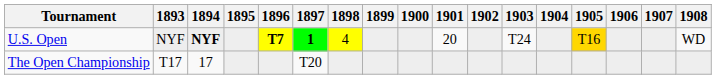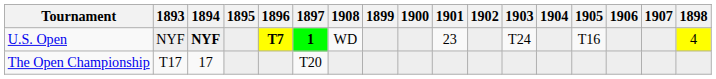columns swapped: (345, 16) <-> (694, 16)
(450, 39) 20 -> (450, 39) 23
(589, 39) gold background -> (589, 39) no background
